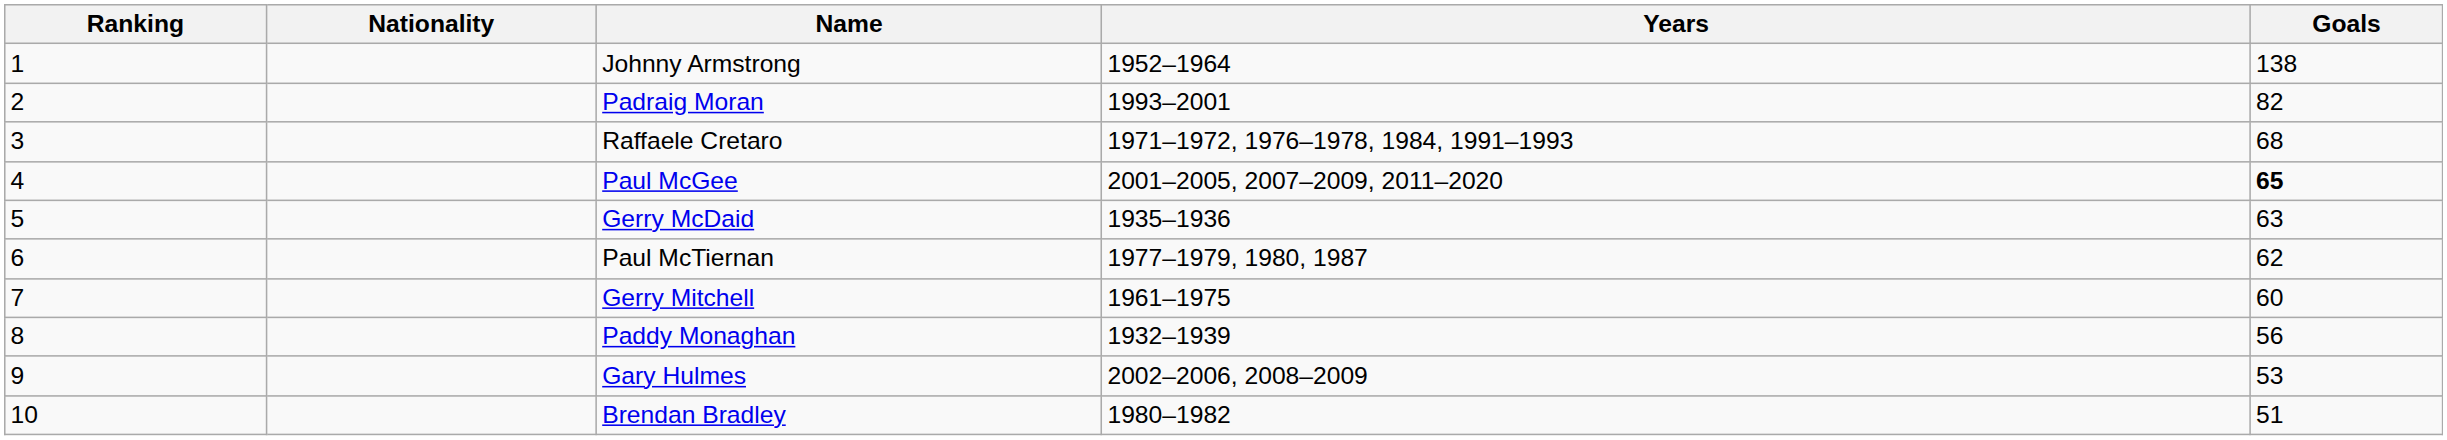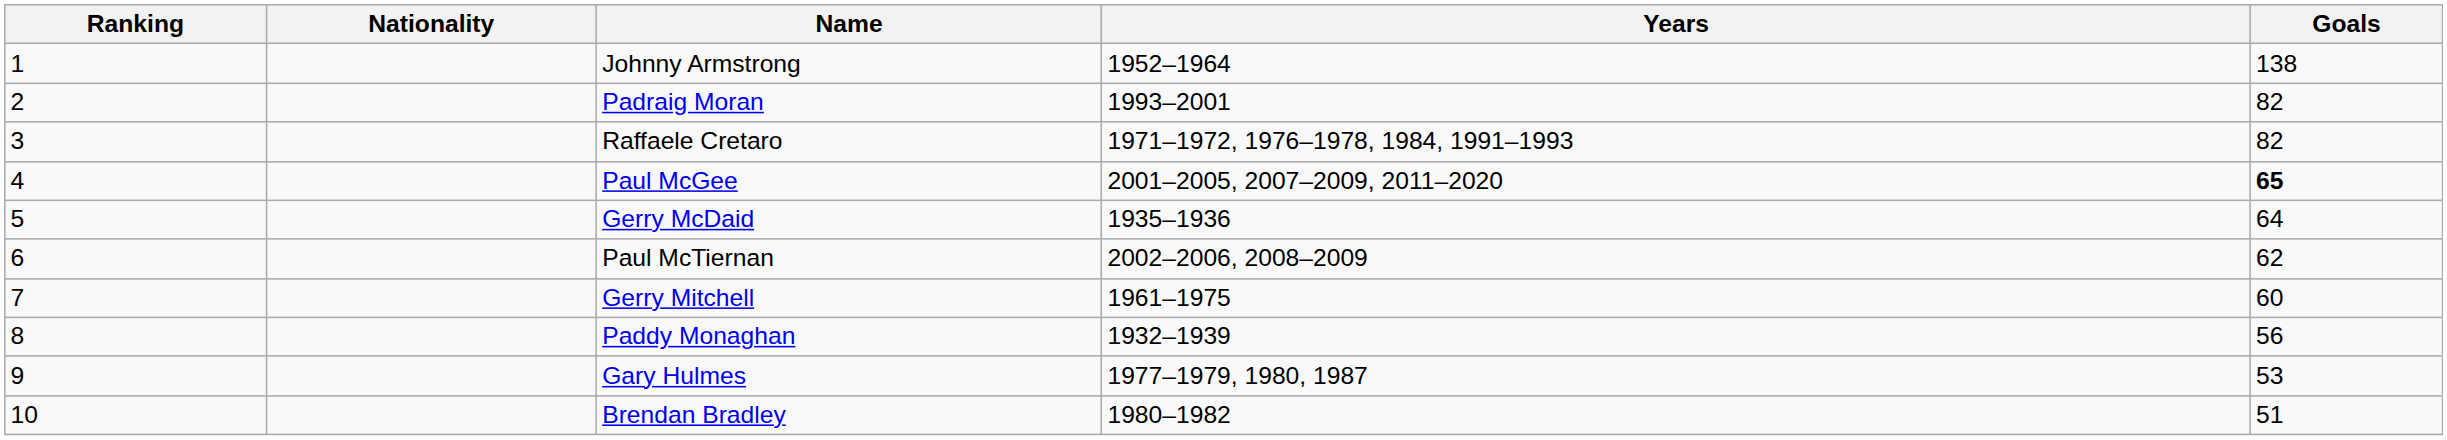(2270, 141) 68 -> (2270, 141) 82
(2270, 219) 63 -> (2270, 219) 64
(1238, 258) 1977–1979, 1980, 1987 -> (1238, 258) 2002–2006, 2008–2009
(1238, 375) 2002–2006, 2008–2009 -> (1238, 375) 1977–1979, 1980, 1987
